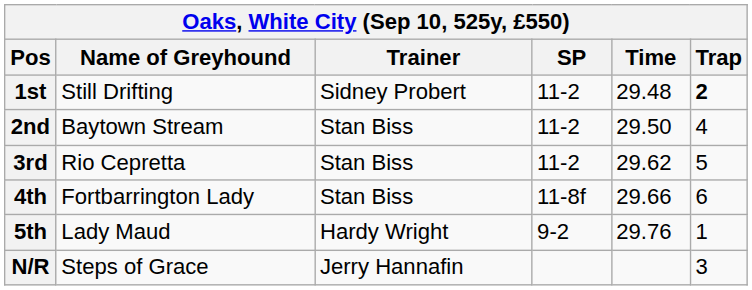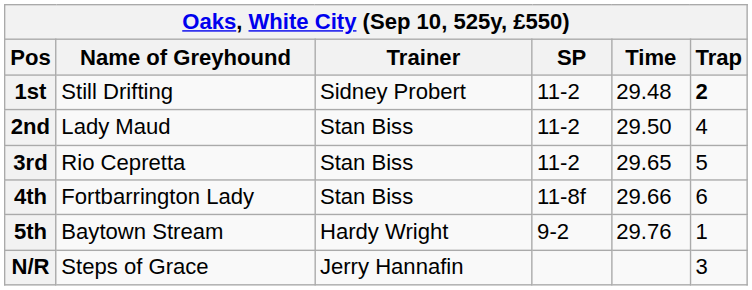(142, 127) Baytown Stream -> (116, 127) Lady Maud
(644, 162) 29.62 -> (644, 162) 29.65
(116, 232) Lady Maud -> (142, 232) Baytown Stream
